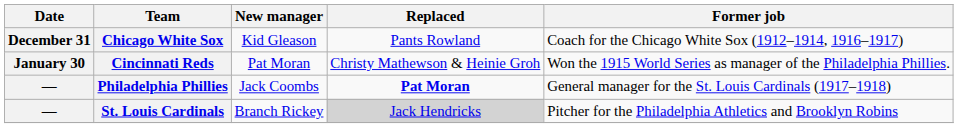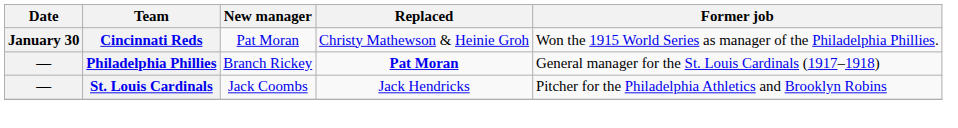- row: (163, 39)
(279, 87) Jack Coombs -> (268, 63) Branch Rickey
(279, 110) Branch Rickey -> (268, 87) Jack Coombs
(435, 110) lightgrey background -> (424, 87) no background
